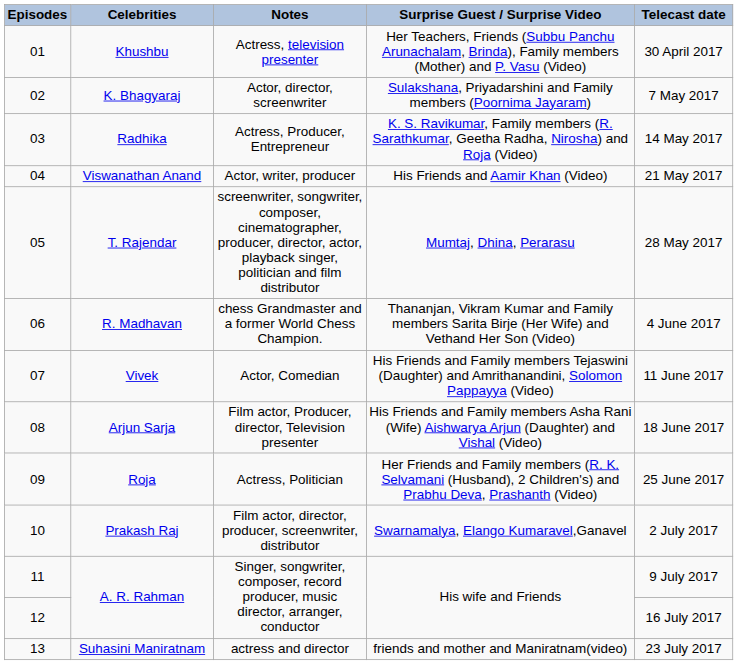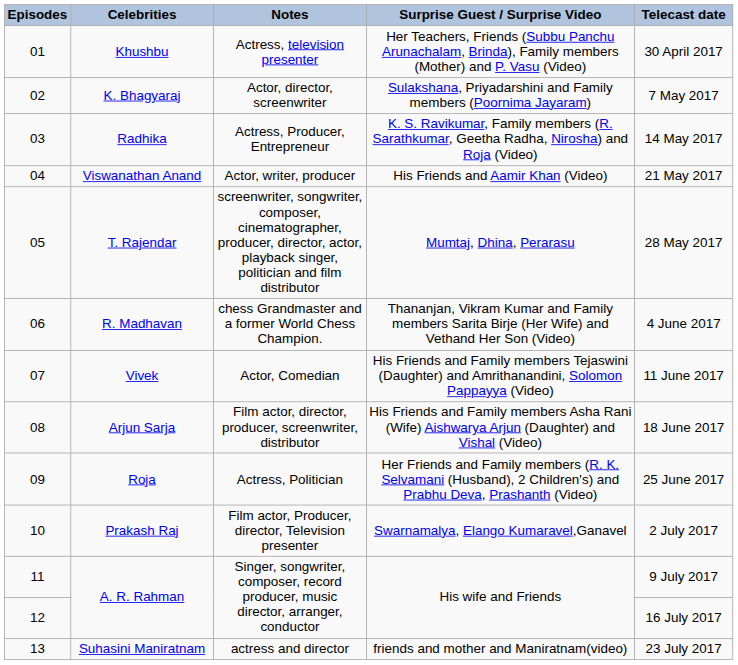(290, 427) Film actor, Producer, director, Television presenter -> (290, 427) Film actor, director, producer, screenwriter, distributor
(290, 530) Film actor, director, producer, screenwriter, distributor -> (290, 530) Film actor, Producer, director, Television presenter
